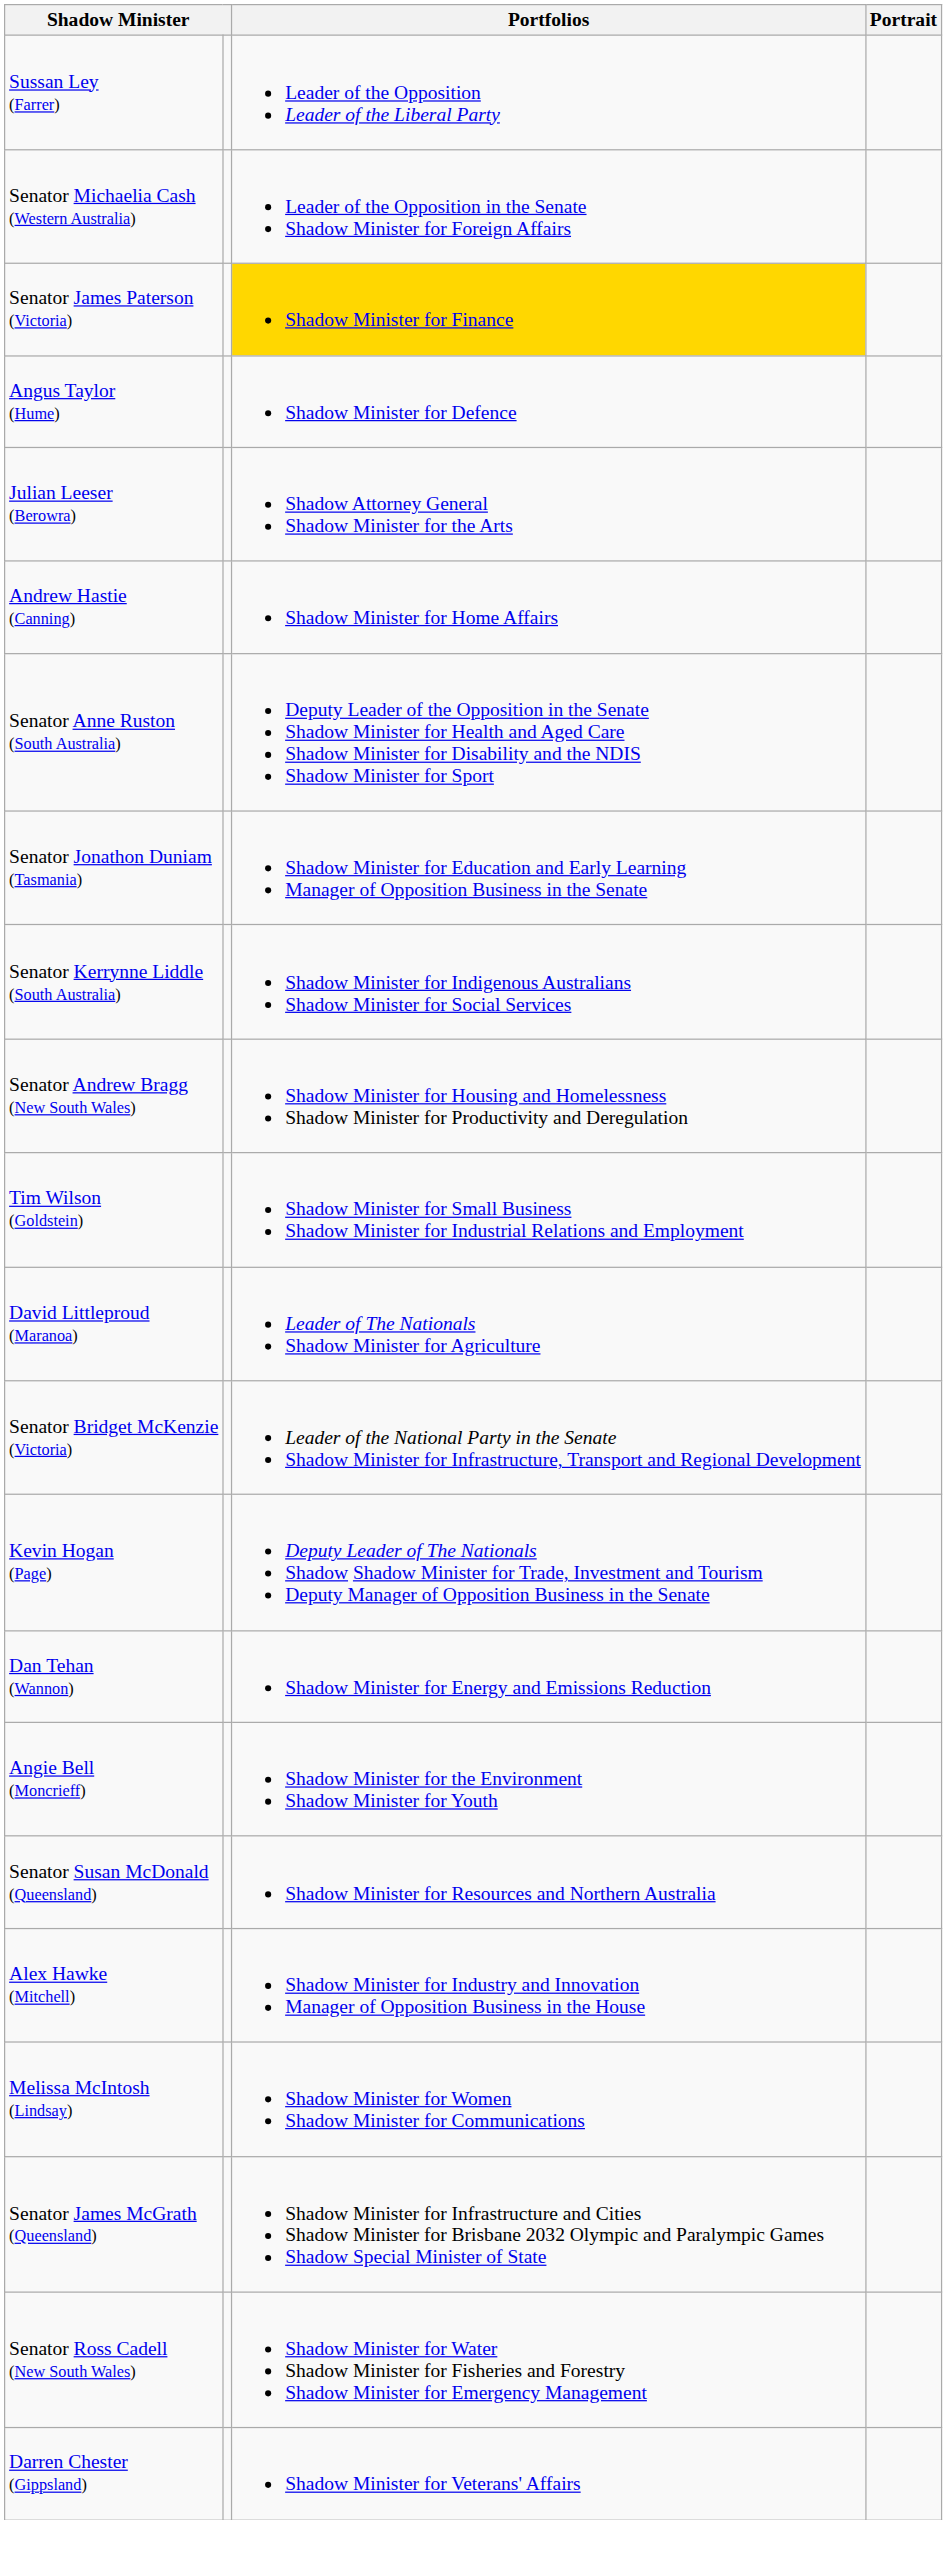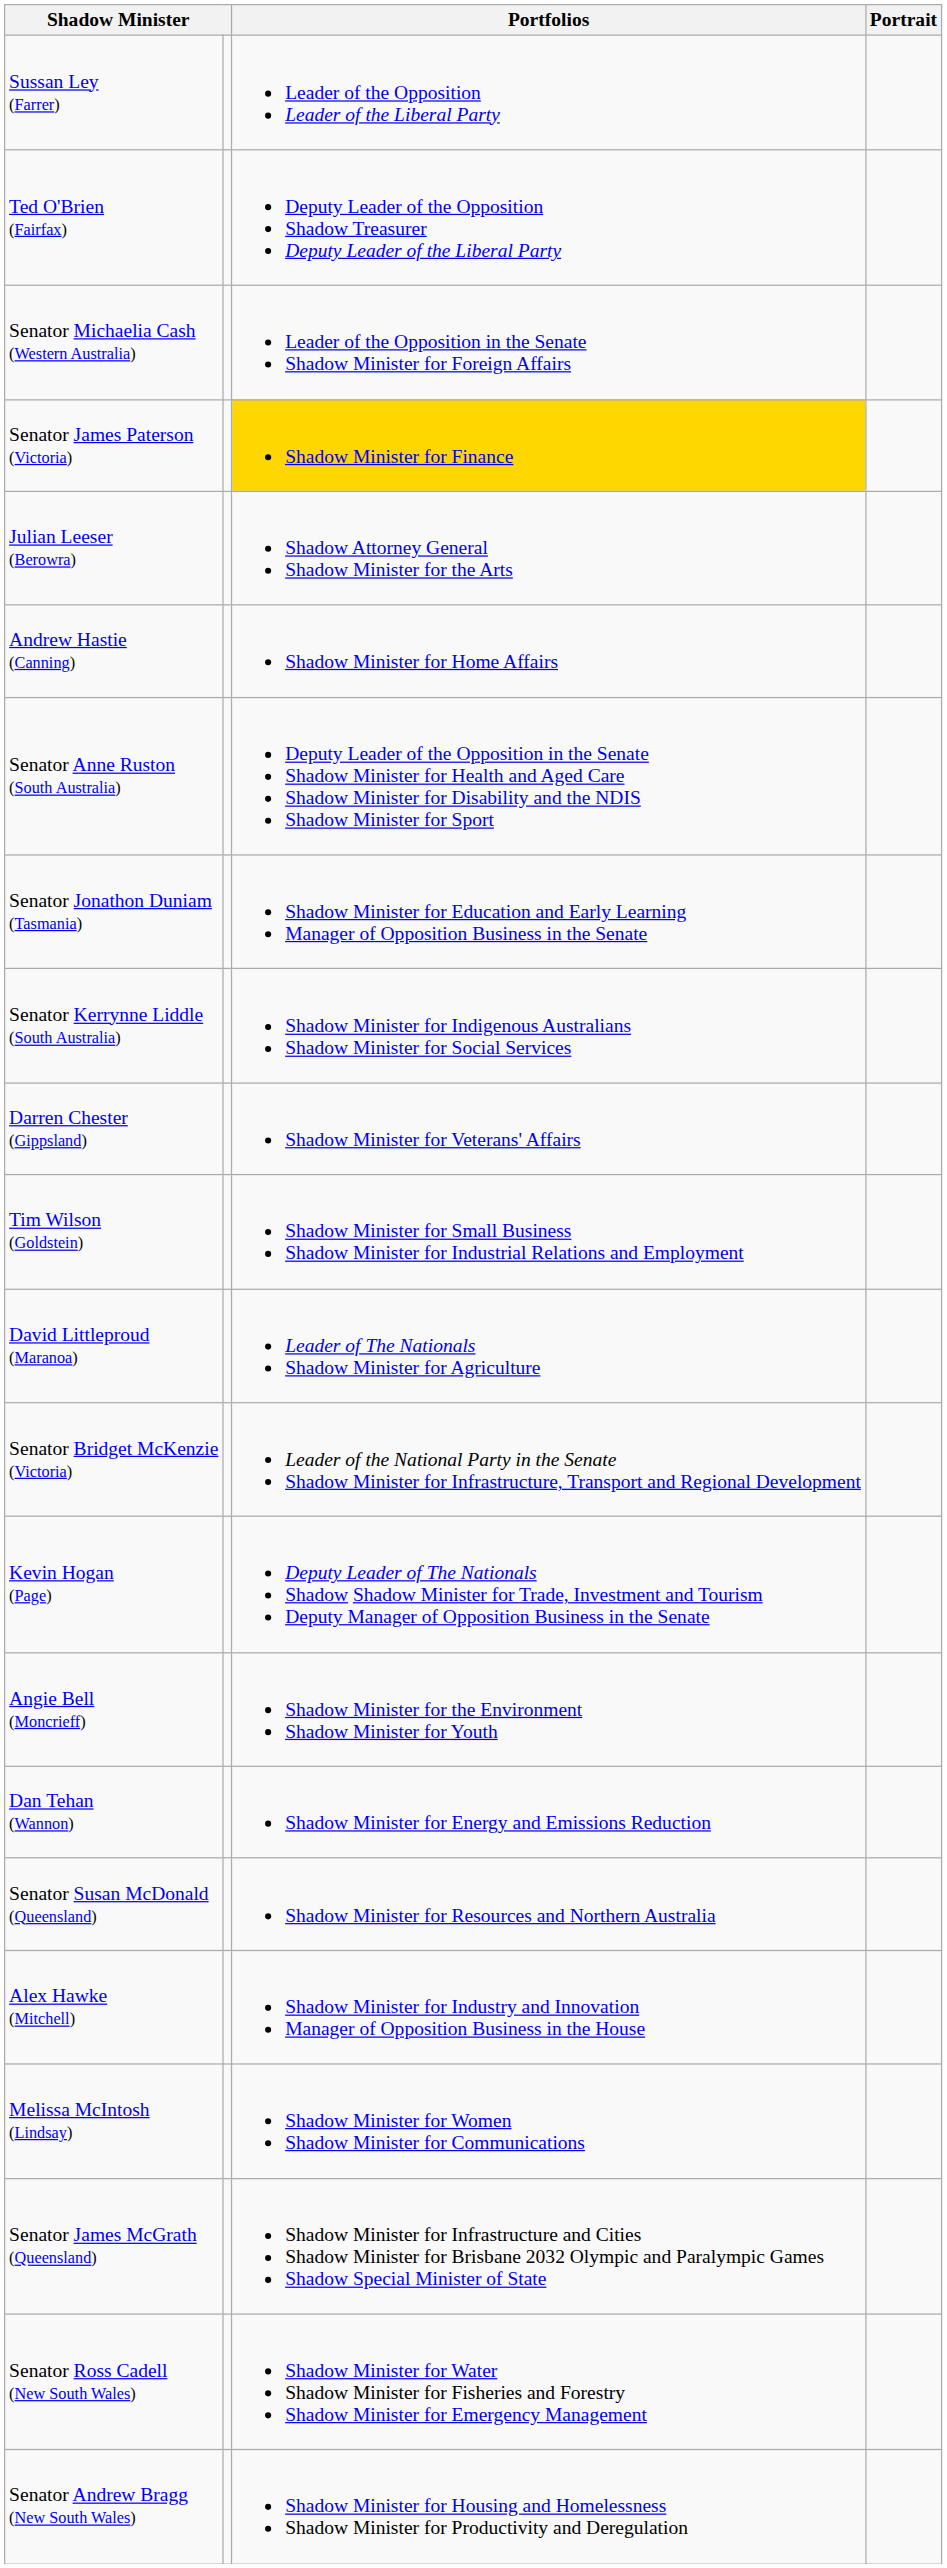+ row: (57, 217)
- row: (62, 401)
rows swapped: (99, 1095) <-> (68, 2473)
rows swapped: (51, 1676) <-> (52, 1779)
